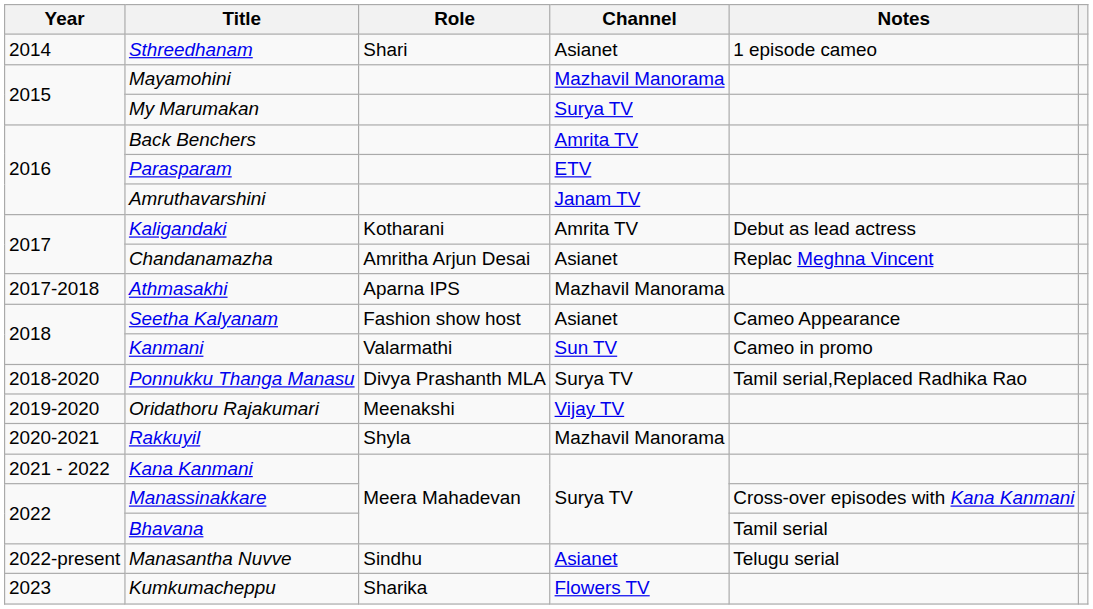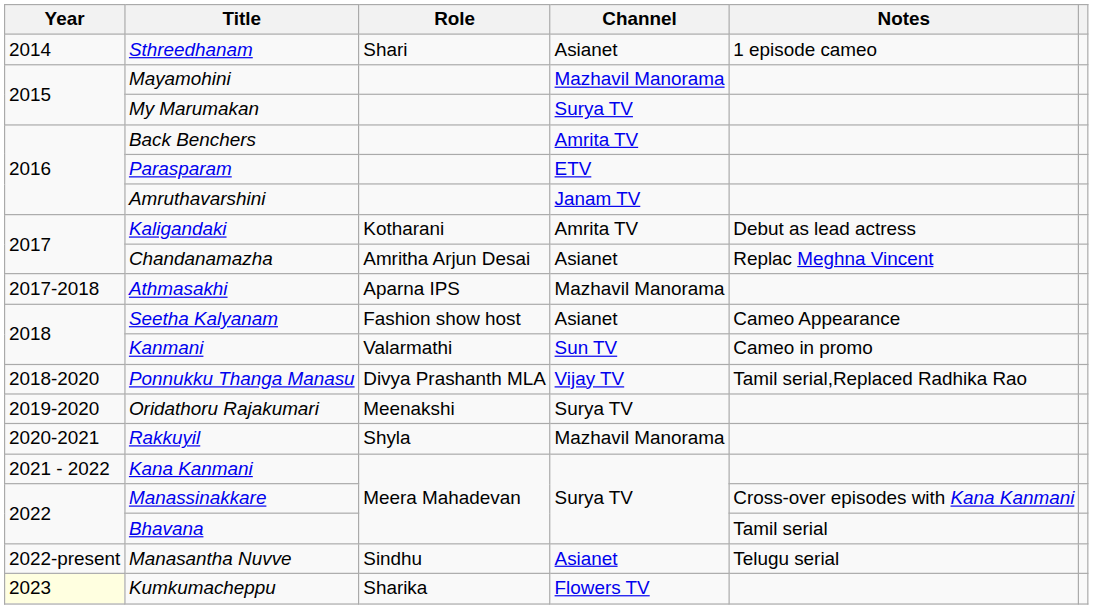(594, 378) Surya TV -> (589, 378) Vijay TV
(589, 408) Vijay TV -> (594, 408) Surya TV
(30, 588) no background -> (30, 588) lightyellow background
